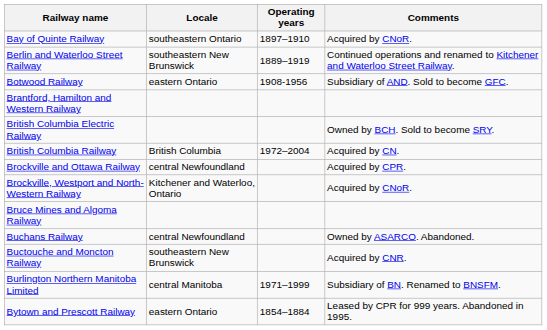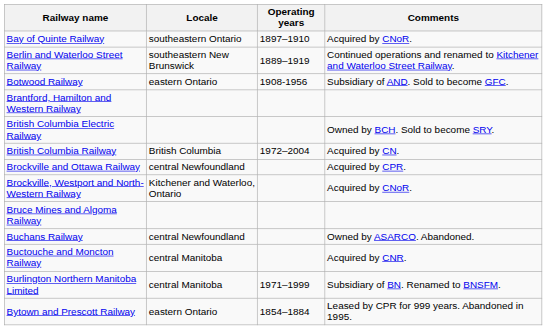(189, 257) southeastern New Brunswick -> (186, 257) central Manitoba
